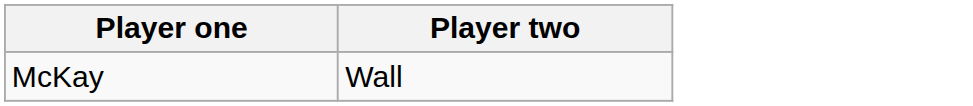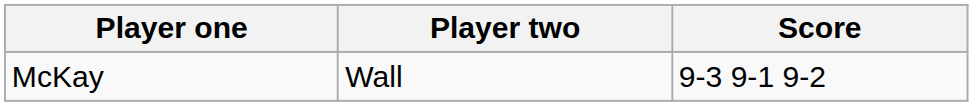+ column: (820, 28)
